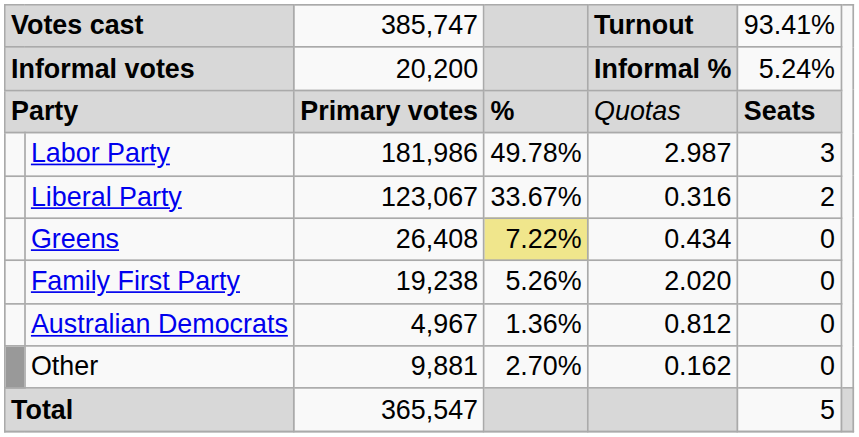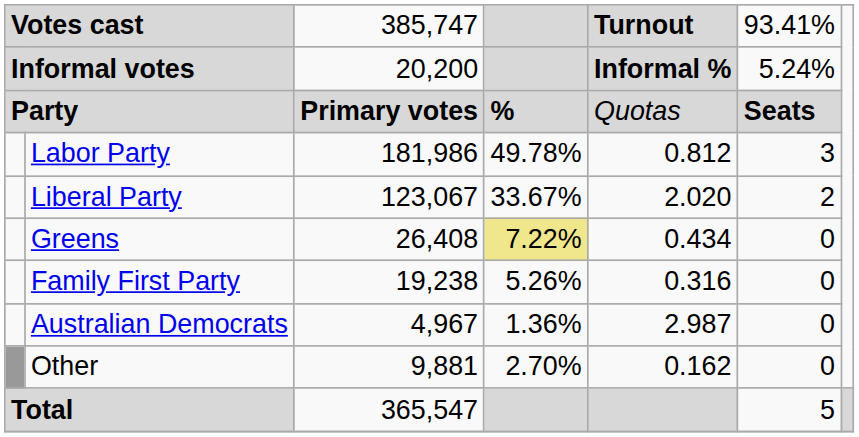(698, 153) 2.987 -> (698, 153) 0.812
(698, 196) 0.316 -> (698, 196) 2.020
(698, 281) 2.020 -> (698, 281) 0.316
(698, 324) 0.812 -> (698, 324) 2.987
